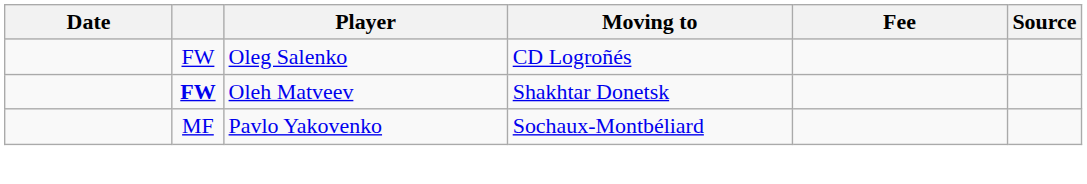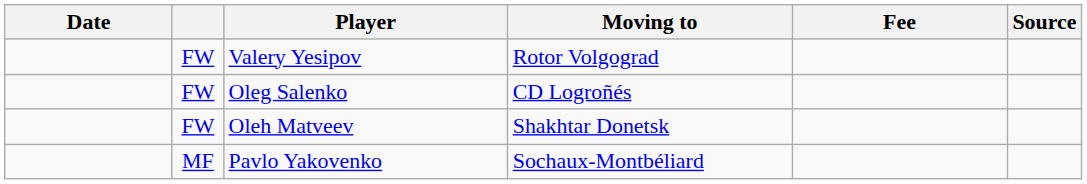+ row: (295, 56)
(198, 91) bold -> (198, 126) normal
